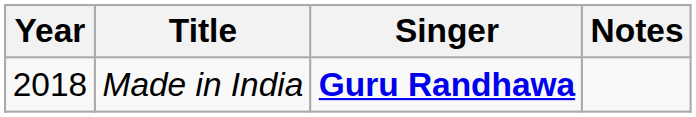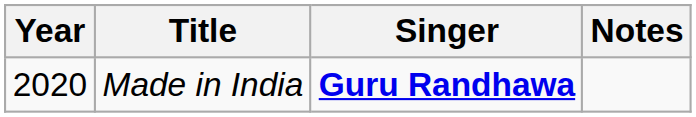(50, 84) 2018 -> (50, 84) 2020
